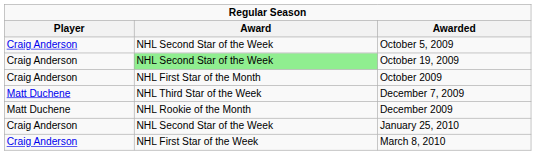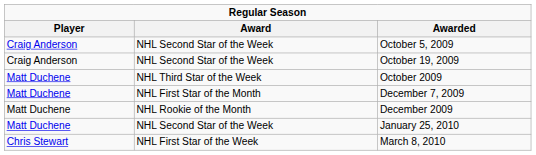(205, 61) lightgreen background -> (205, 61) no background
(42, 77) Craig Anderson -> (39, 77) Matt Duchene
(199, 77) NHL First Star of the Month -> (199, 77) NHL Third Star of the Week
(199, 93) NHL Third Star of the Week -> (199, 93) NHL First Star of the Month
(42, 126) Craig Anderson -> (39, 126) Matt Duchene
(42, 142) Craig Anderson -> (37, 142) Chris Stewart
